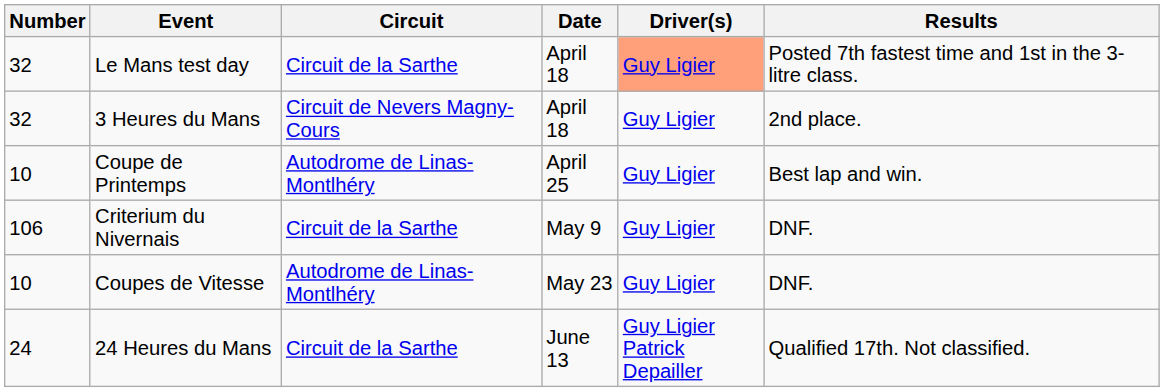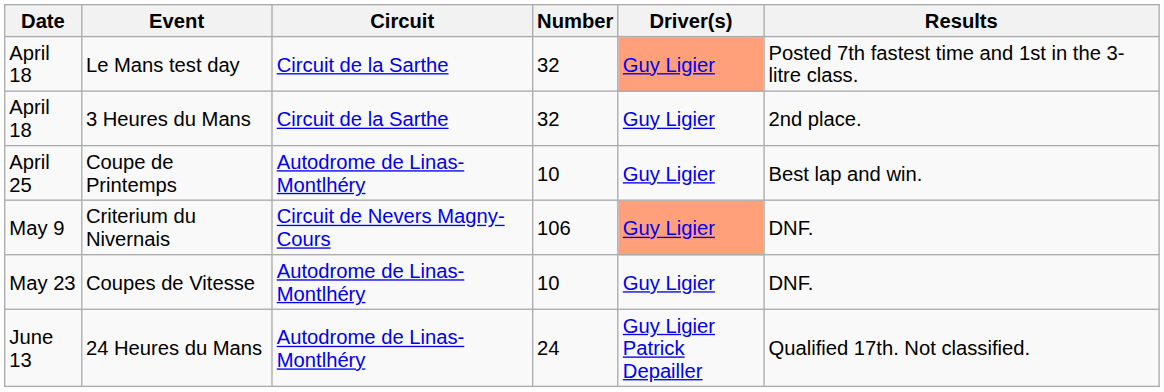columns swapped: (580, 21) <-> (48, 21)
(400, 119) Circuit de Nevers Magny-Cours -> (363, 119) Circuit de la Sarthe
(372, 228) Circuit de la Sarthe -> (391, 228) Circuit de Nevers Magny-Cours
(669, 228) no background -> (669, 228) lightsalmon background
(372, 349) Circuit de la Sarthe -> (371, 349) Autodrome de Linas-Montlhéry
